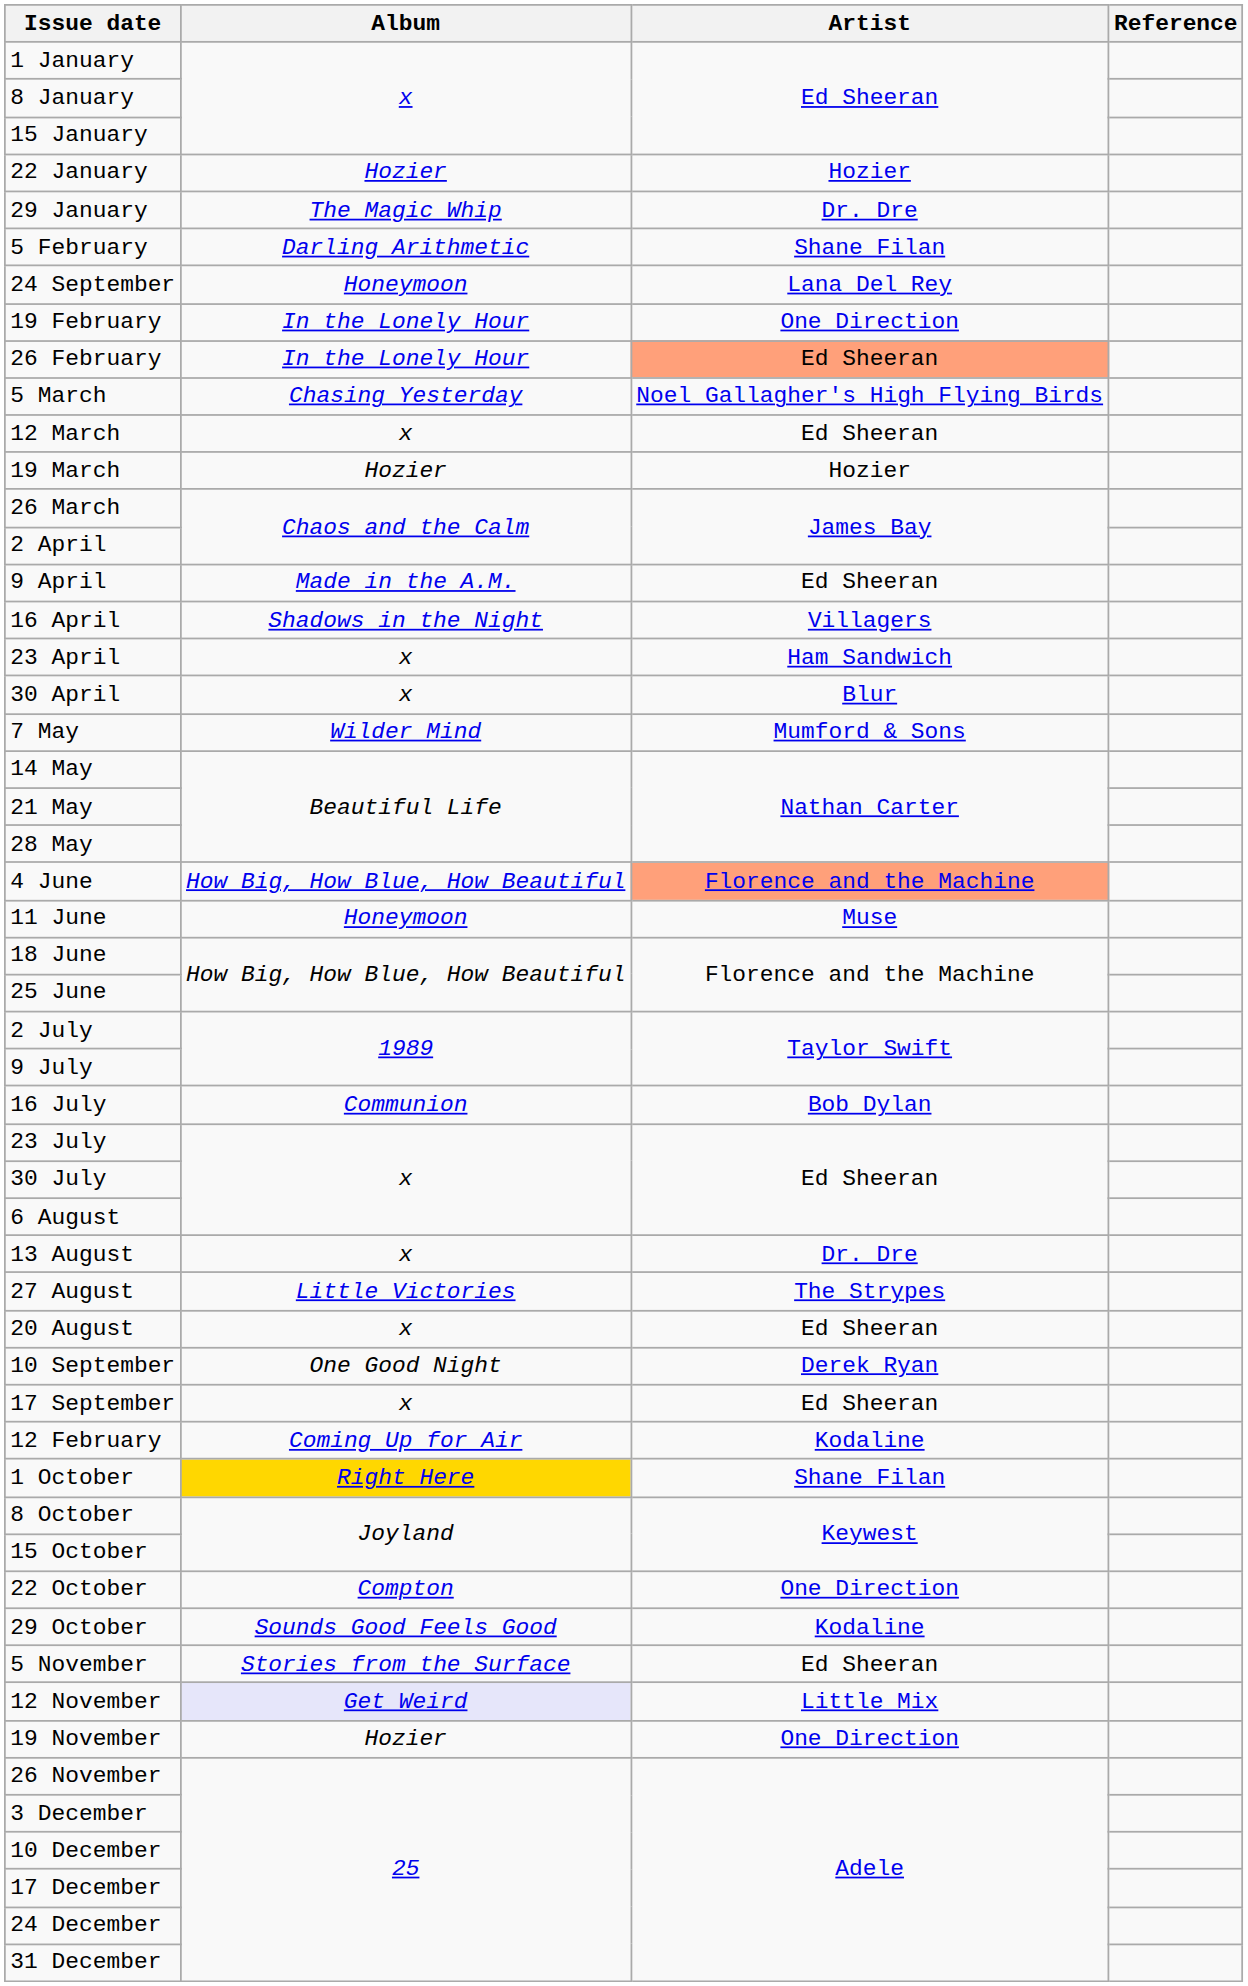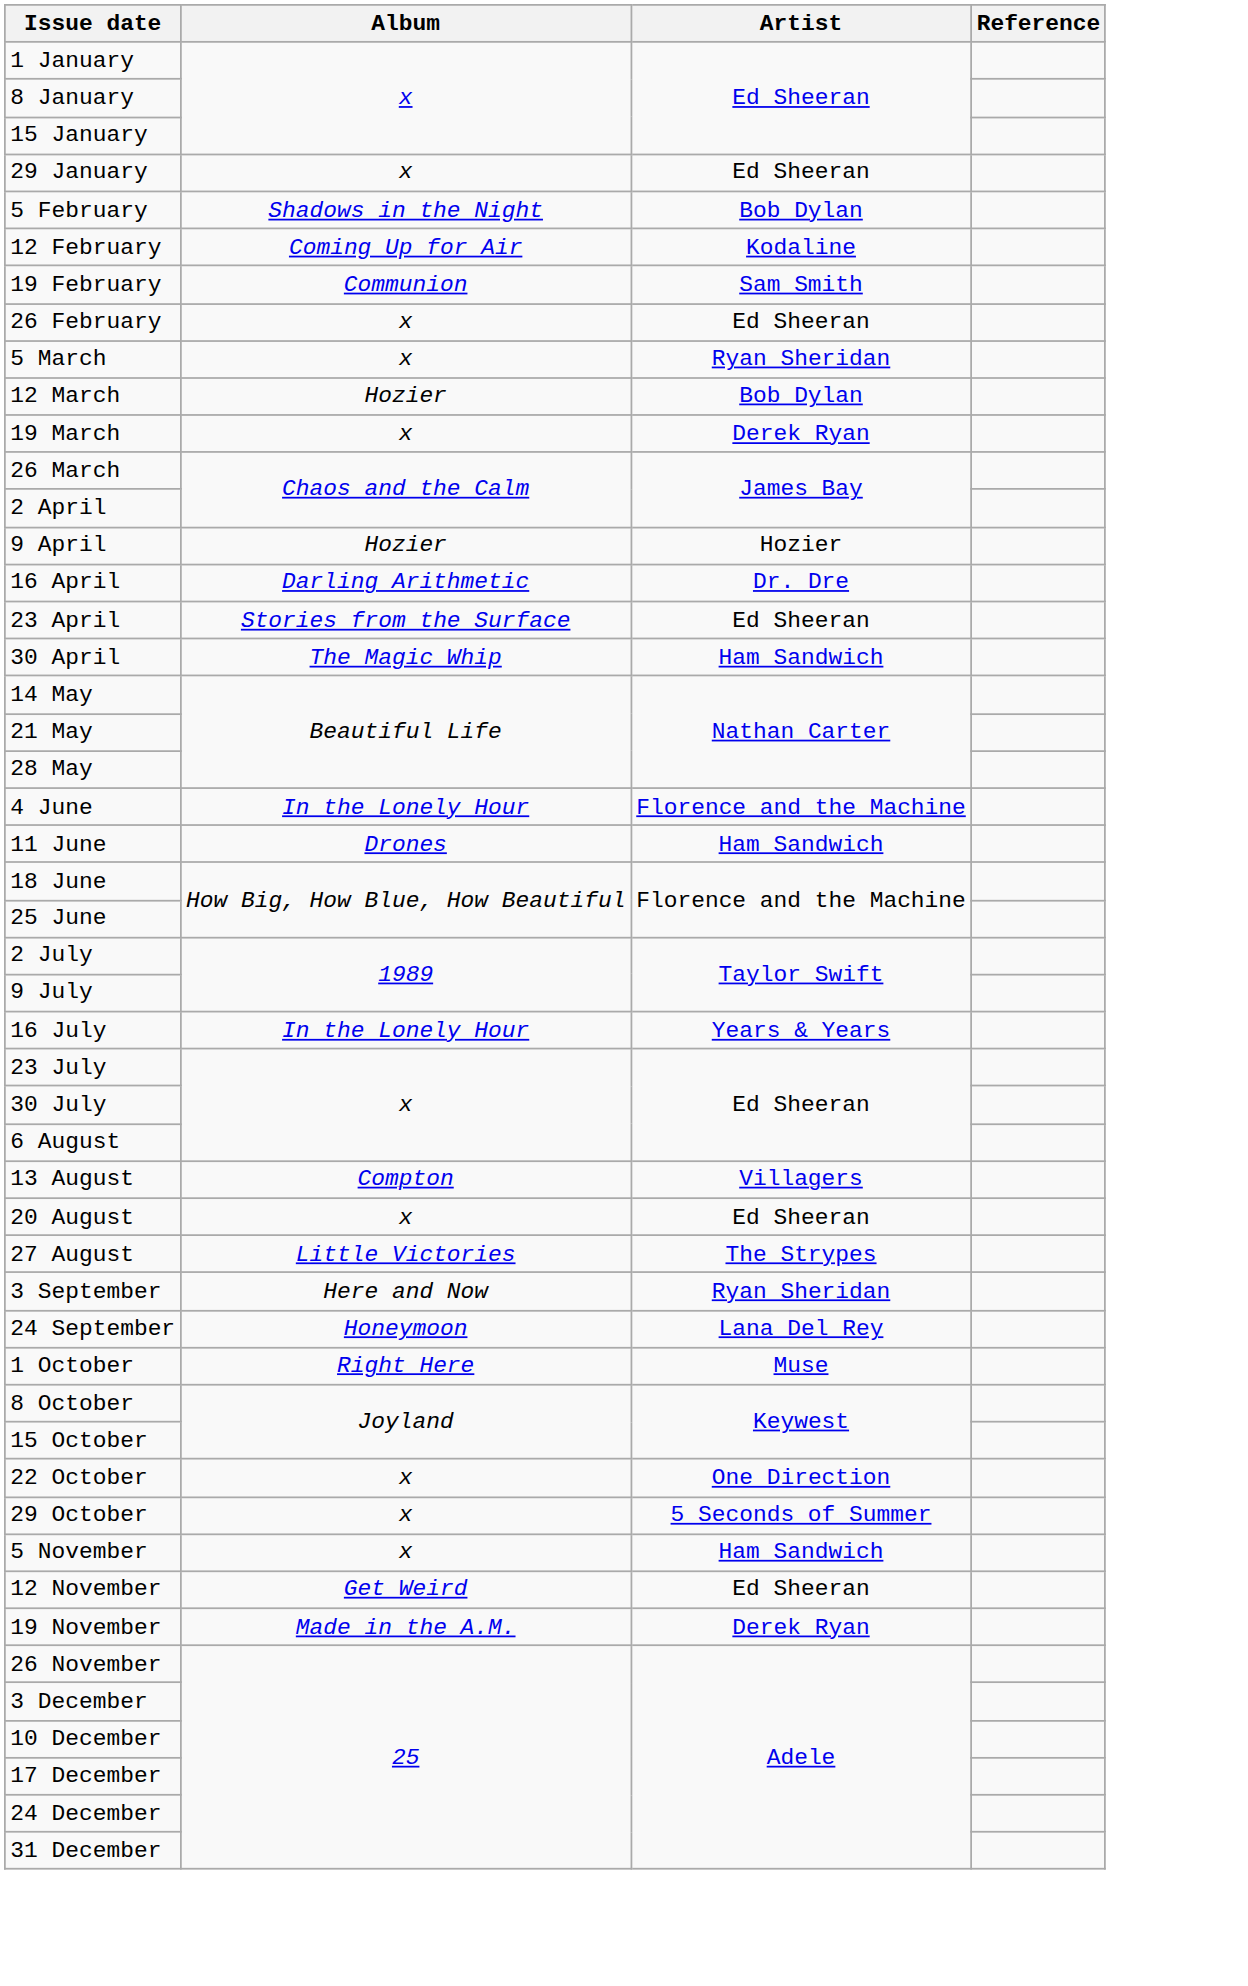- row: (79, 173)
(406, 210) The Magic Whip -> (406, 173) x
(870, 210) Dr. Dre -> (801, 173) Ed Sheeran
(406, 247) Darling Arithmetic -> (406, 210) Shadows in the Night
(870, 247) Shane Filan -> (801, 210) Bob Dylan
rows swapped: (86, 1441) <-> (93, 285)
(406, 322) In the Lonely Hour -> (406, 285) Communion
(870, 322) One Direction -> (801, 285) Sam Smith
(406, 359) In the Lonely Hour -> (406, 322) x
(870, 359) lightsalmon background -> (801, 322) no background
(406, 396) Chasing Yesterday -> (406, 359) x
(870, 396) Noel Gallagher's High Flying Birds -> (801, 359) Ryan Sheridan
(406, 434) x -> (406, 396) Hozier
(870, 434) Ed Sheeran -> (801, 396) Bob Dylan
(406, 471) Hozier -> (406, 434) x
(870, 471) Hozier -> (801, 434) Derek Ryan
(406, 583) Made in the A.M. -> (406, 546) Hozier
(870, 583) Ed Sheeran -> (801, 546) Hozier
(406, 620) Shadows in the Night -> (406, 583) Darling Arithmetic
(870, 620) Villagers -> (801, 583) Dr. Dre
(406, 657) x -> (406, 620) Stories from the Surface
(870, 657) Ham Sandwich -> (801, 620) Ed Sheeran
(406, 695) x -> (406, 657) The Magic Whip
(870, 695) Blur -> (801, 657) Ham Sandwich
- row: (45, 732)
(406, 881) How Big, How Blue, How Beautiful -> (406, 807) In the Lonely Hour
(870, 881) lightsalmon background -> (801, 807) no background
(406, 918) Honeymoon -> (406, 844) Drones
(870, 918) Muse -> (801, 844) Ham Sandwich
(406, 1105) Communion -> (406, 1030) In the Lonely Hour
(870, 1105) Bob Dylan -> (801, 1030) Years & Years
(406, 1254) x -> (406, 1180) Compton
(870, 1254) Dr. Dre -> (801, 1180) Villagers
rows swapped: (72, 1329) <-> (72, 1291)
+ row: (86, 1291)
- row: (93, 1366)
- row: (93, 1403)
(406, 1478) gold background -> (406, 1366) no background
(870, 1478) Shane Filan -> (801, 1366) Muse
(406, 1590) Compton -> (406, 1478) x
(406, 1627) Sounds Good Feels Good -> (406, 1515) x
(870, 1627) Kodaline -> (801, 1515) 5 Seconds of Summer
(406, 1664) Stories from the Surface -> (406, 1552) x
(870, 1664) Ed Sheeran -> (801, 1552) Ham Sandwich
(406, 1702) lavender background -> (406, 1590) no background
(870, 1702) Little Mix -> (801, 1590) Ed Sheeran
(406, 1739) Hozier -> (406, 1627) Made in the A.M.
(870, 1739) One Direction -> (801, 1627) Derek Ryan
